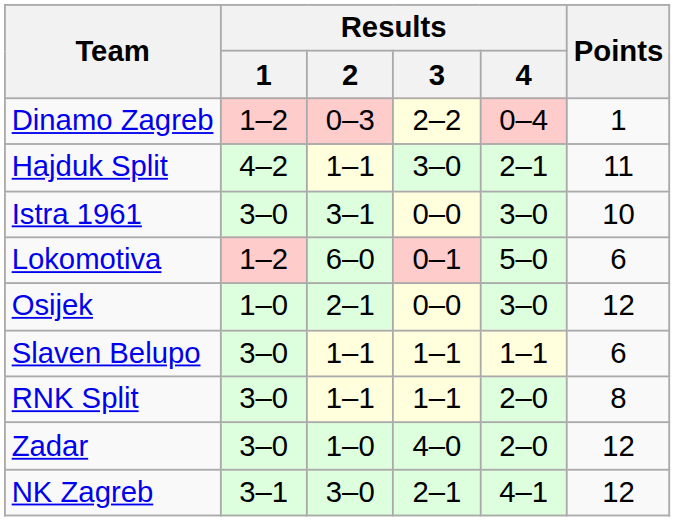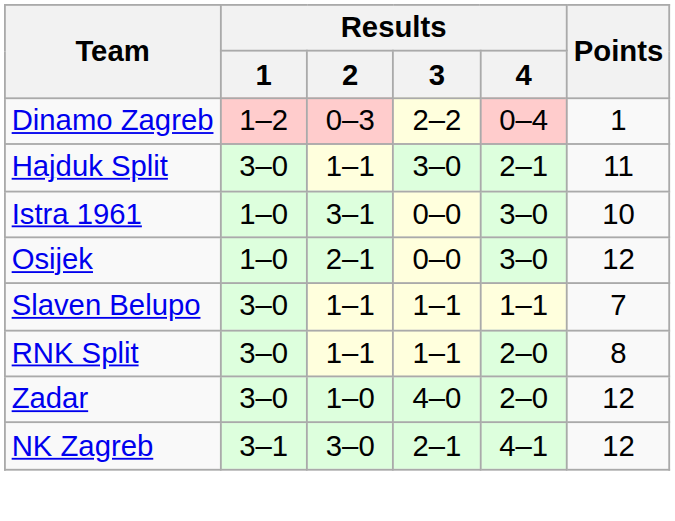(264, 167) 4–2 -> (264, 167) 3–0
(264, 213) 3–0 -> (264, 213) 1–0
- row: (87, 259)
(618, 352) 6 -> (618, 306) 7
